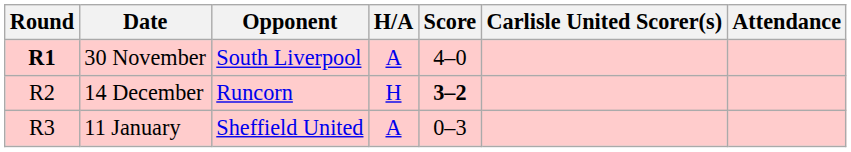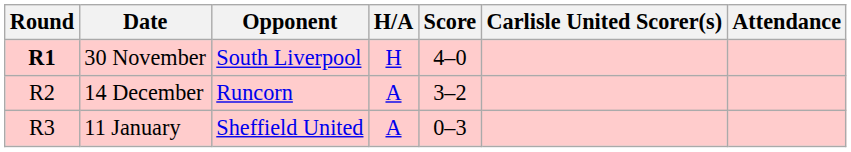(394, 57) A -> (394, 57) H
(394, 92) H -> (394, 92) A
(450, 92) bold -> (450, 92) normal
